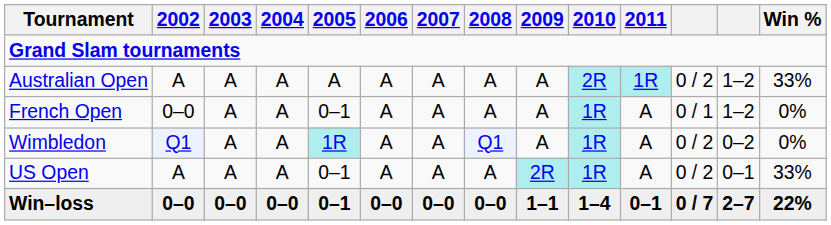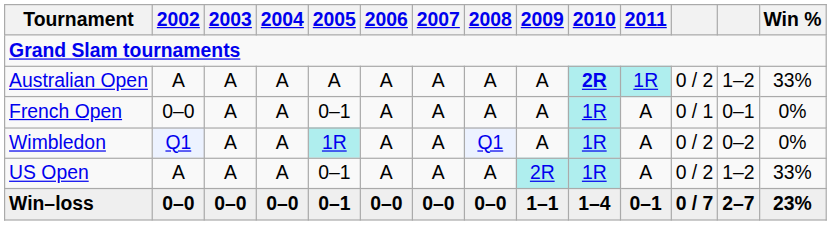(594, 81) normal -> (594, 81) bold
(738, 111) 1–2 -> (738, 111) 0–1
(738, 173) 0–1 -> (738, 173) 1–2
(792, 204) 22% -> (792, 204) 23%
